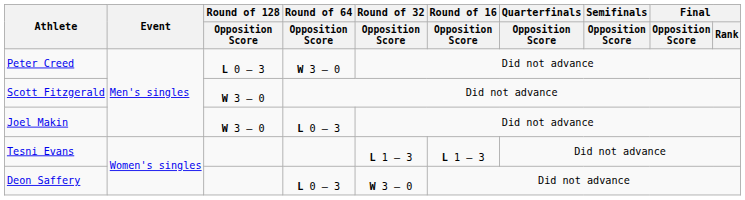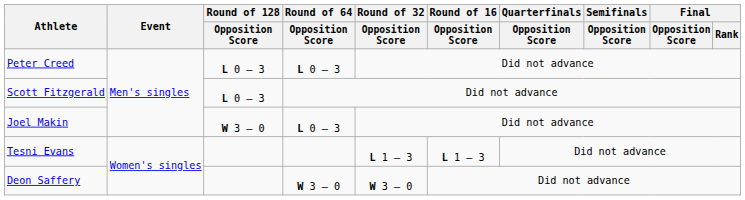(319, 69) W 3 – 0 -> (319, 69) L 0 – 3
(243, 99) W 3 – 0 -> (243, 99) L 0 – 3
(319, 186) L 0 – 3 -> (319, 186) W 3 – 0
